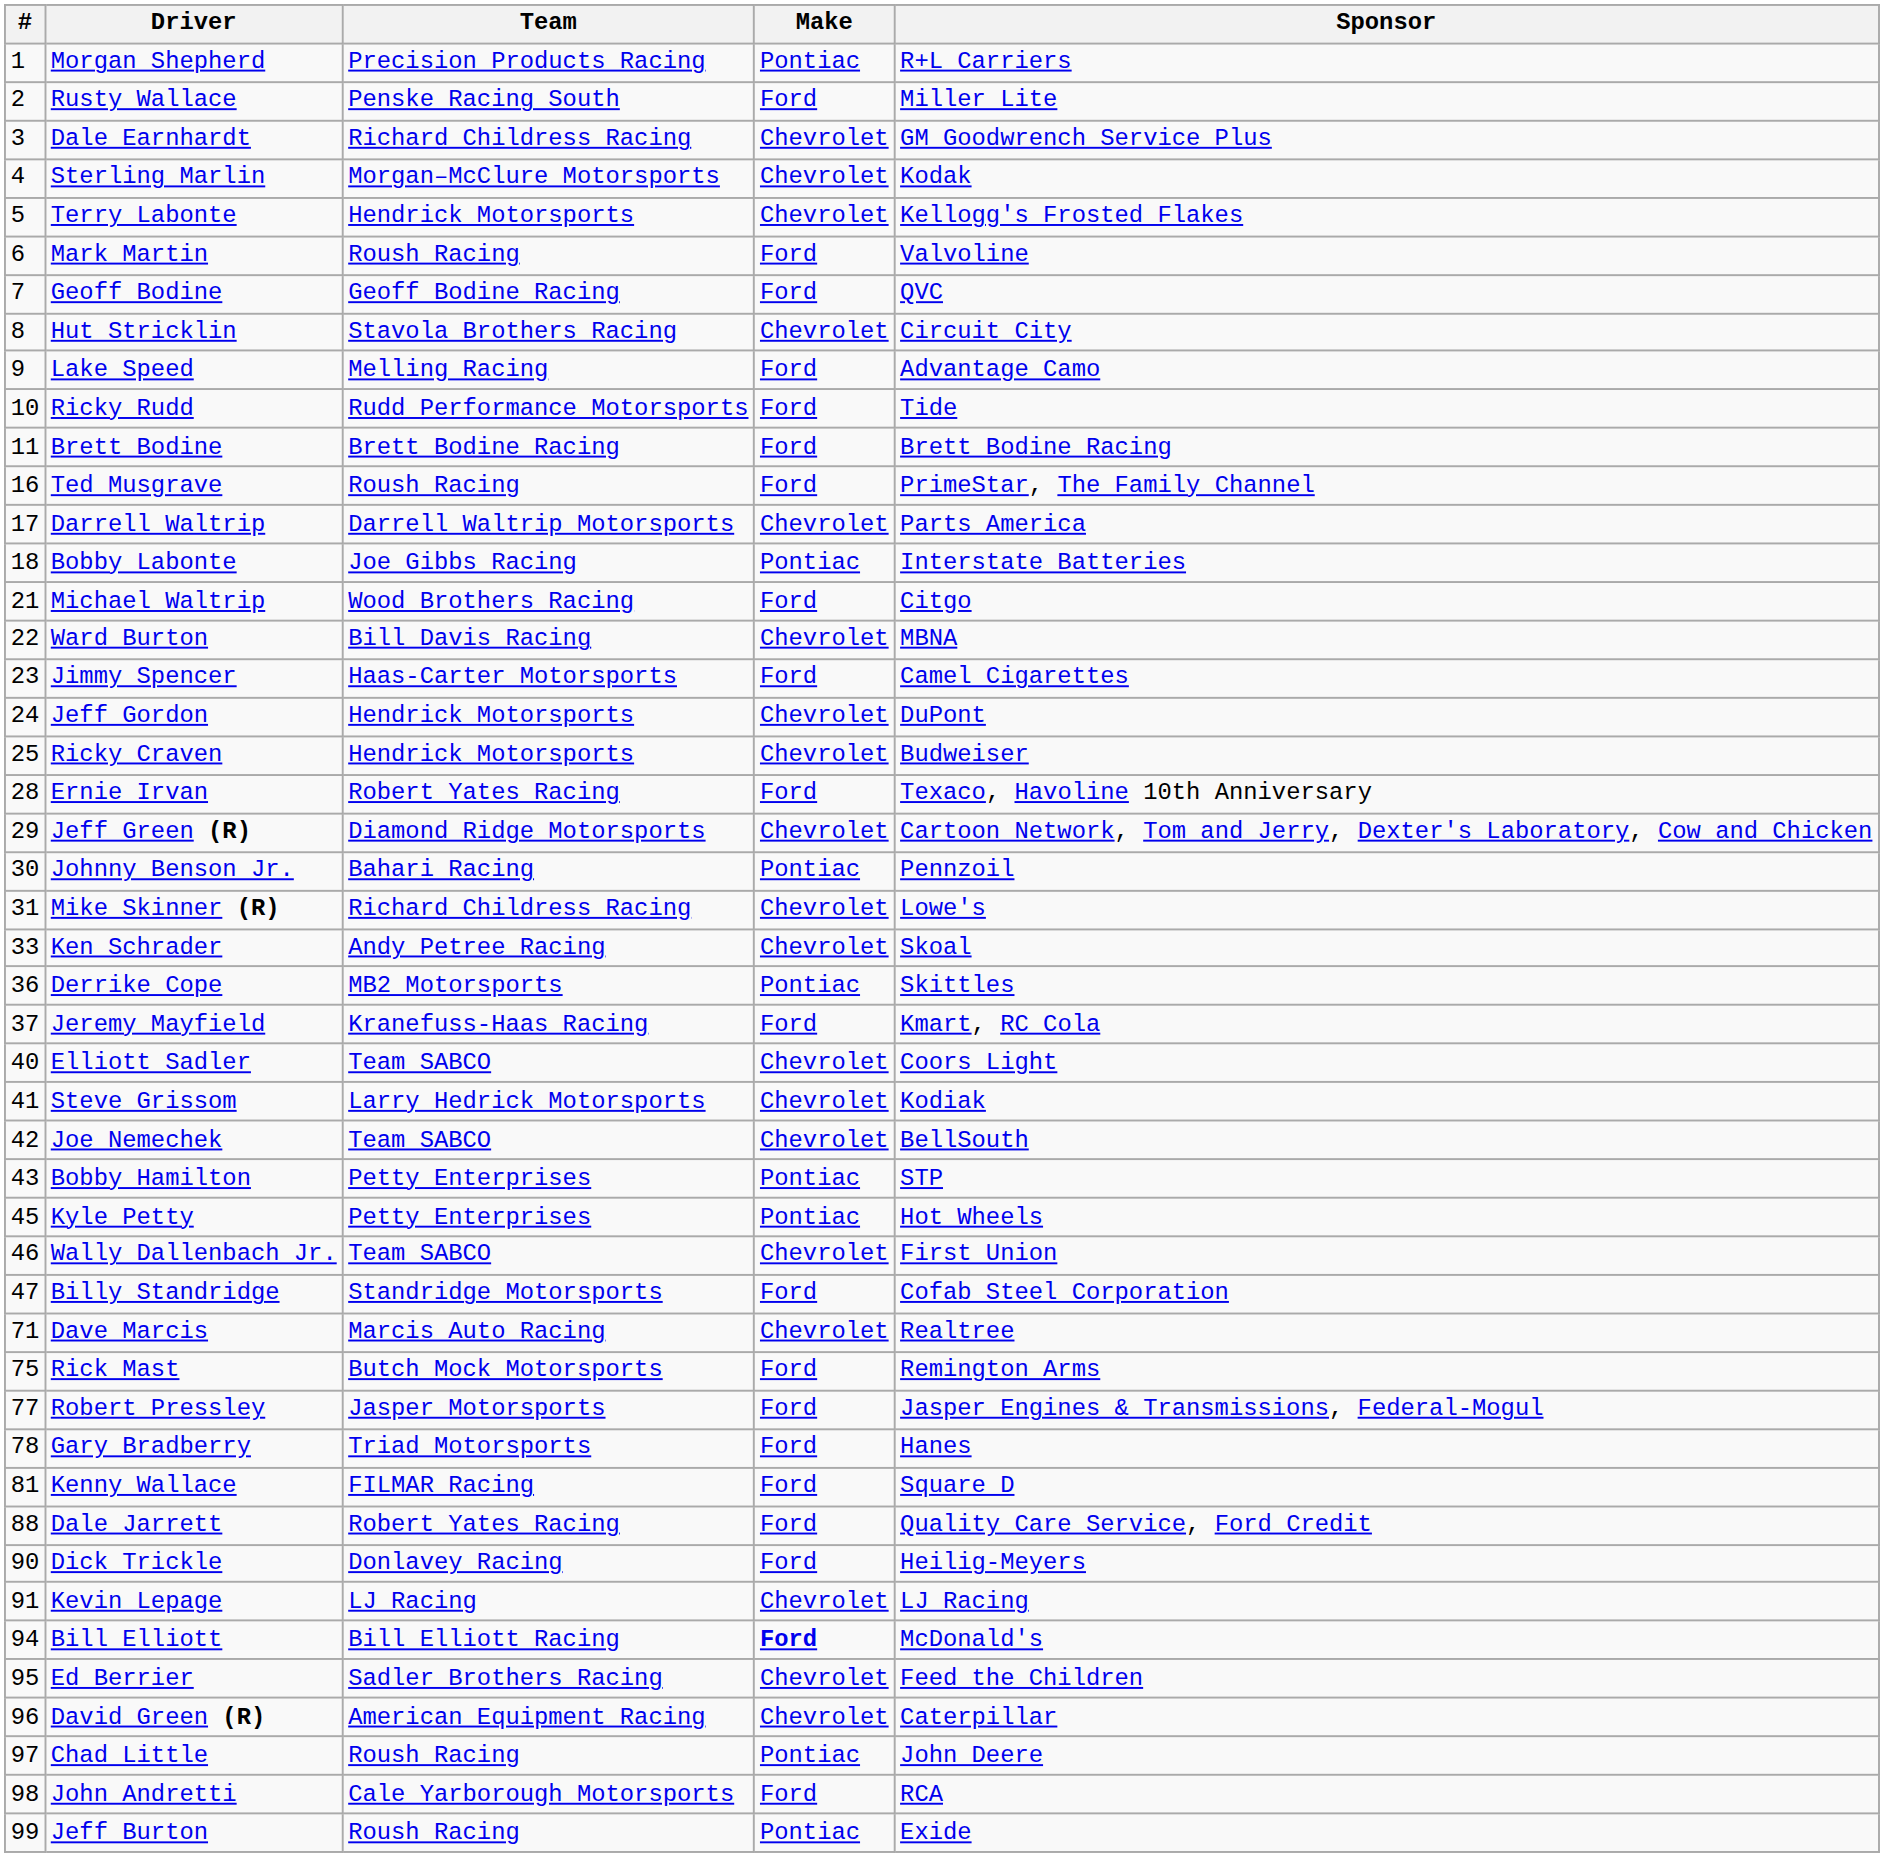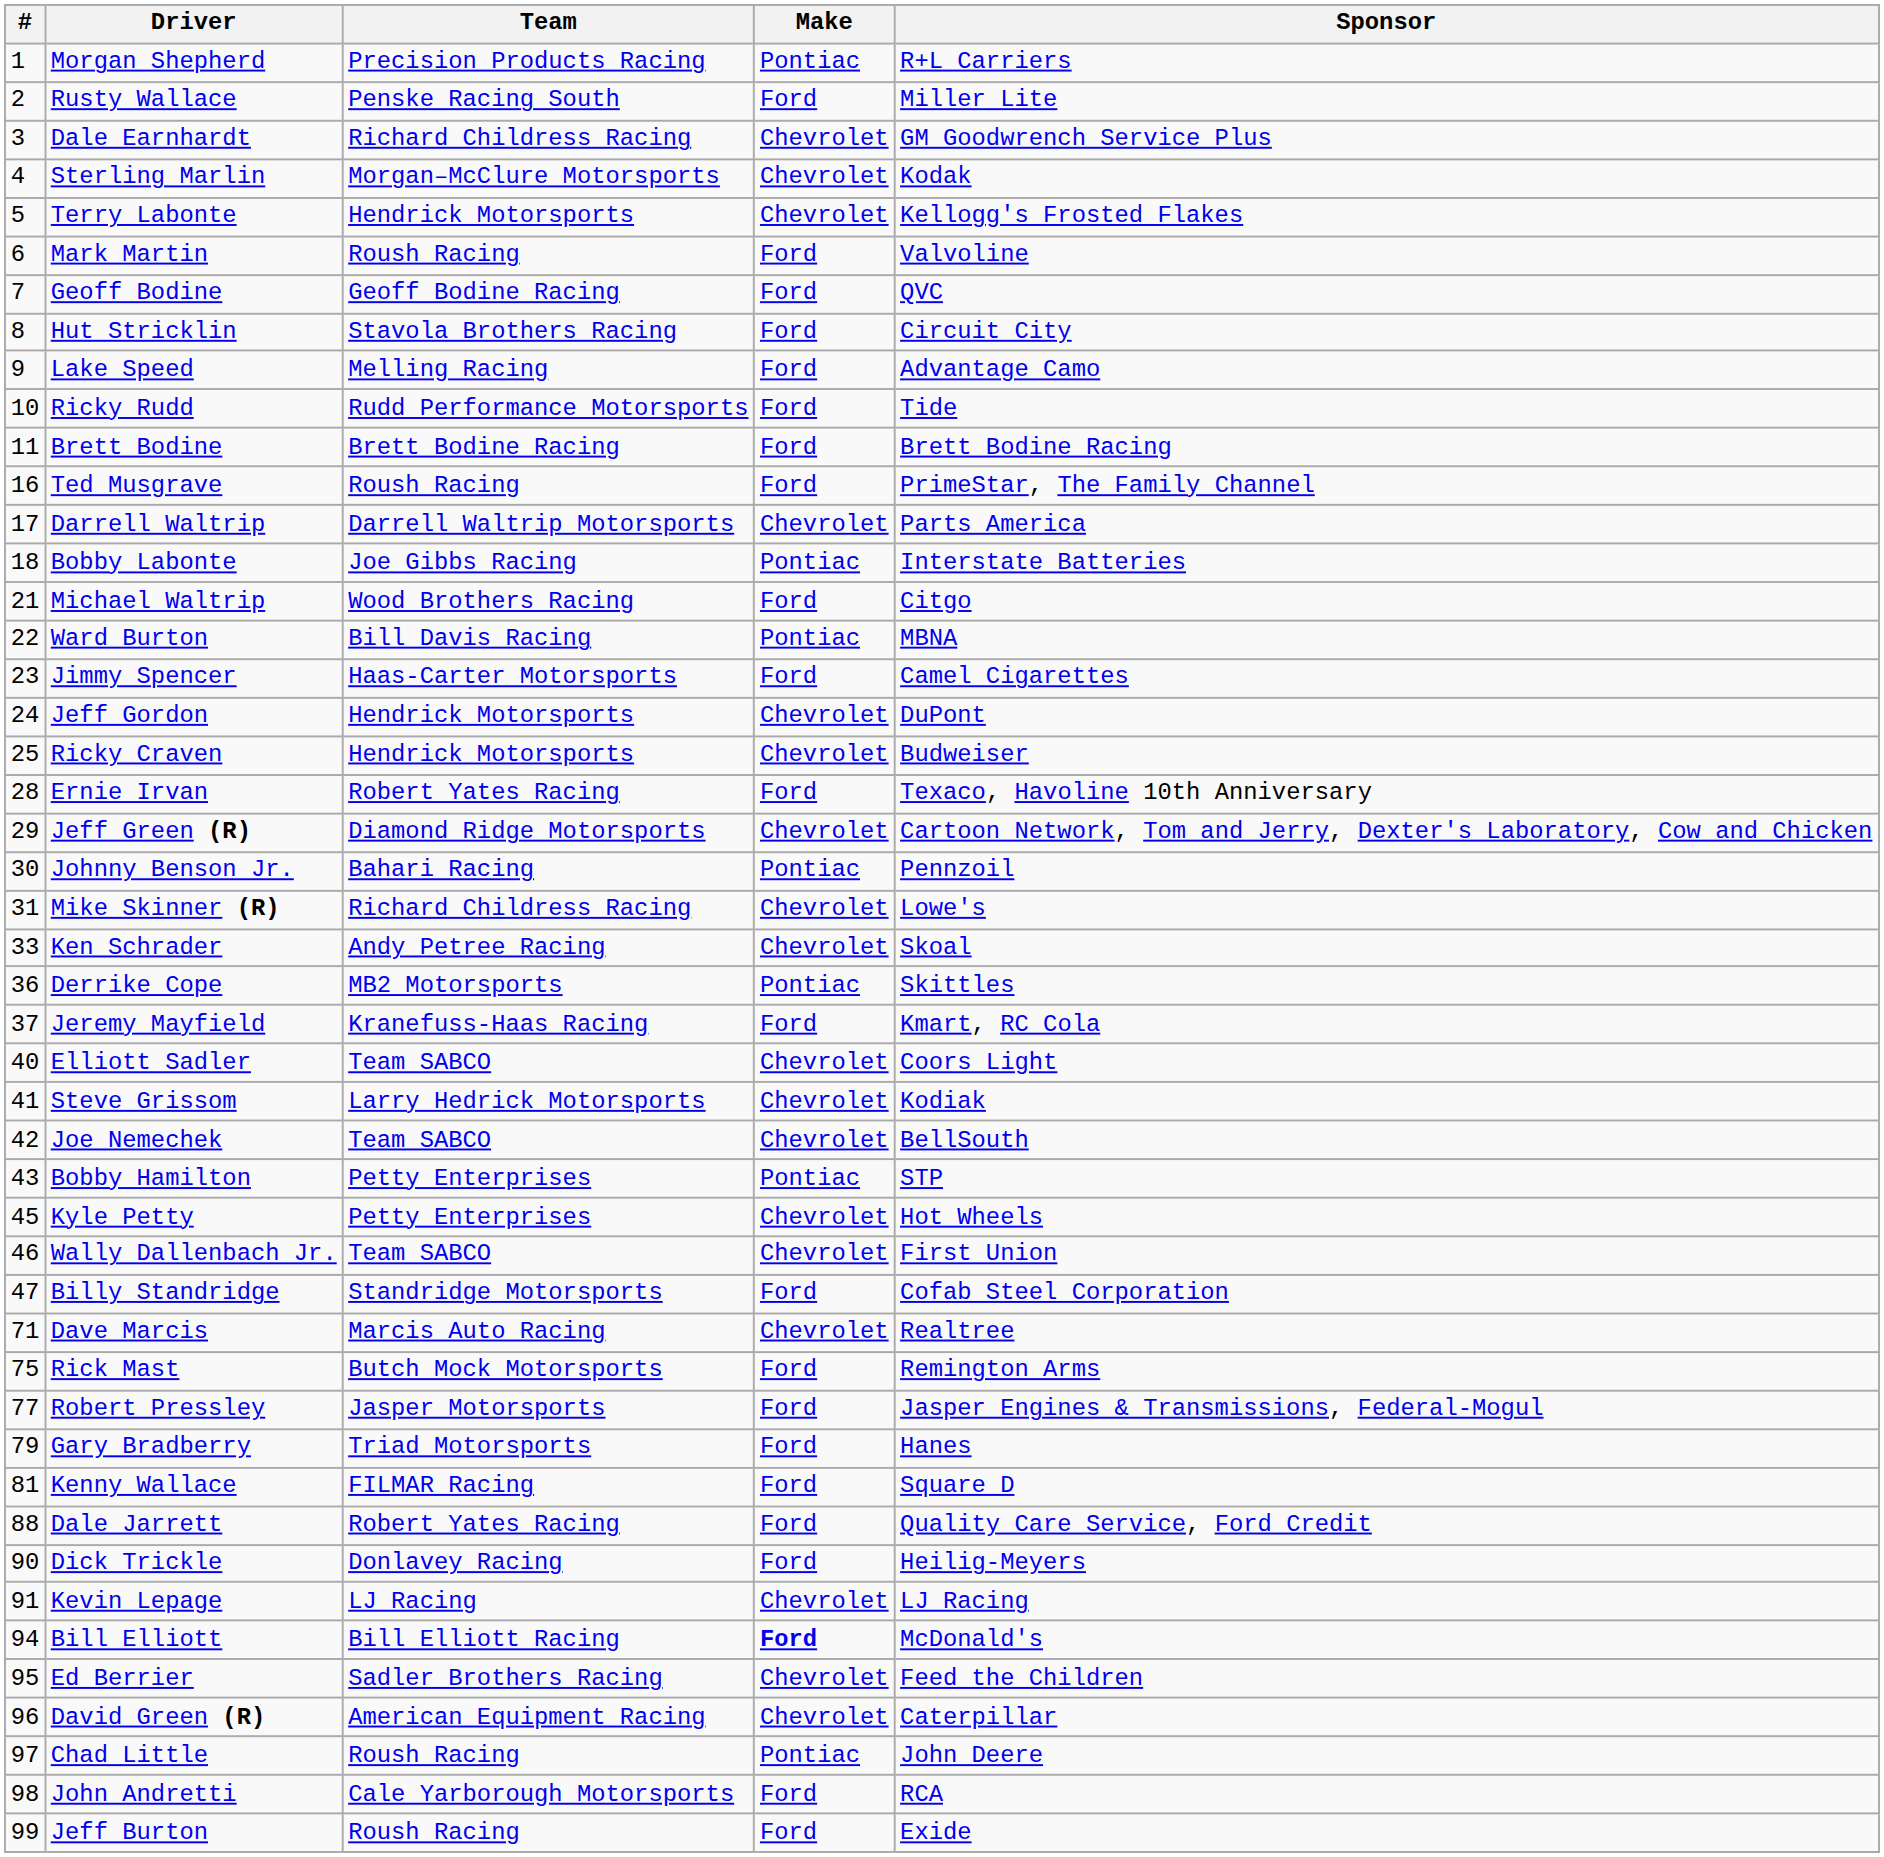(824, 332) Chevrolet -> (789, 332) Ford
(824, 640) Chevrolet -> (810, 640) Pontiac
(810, 1217) Pontiac -> (824, 1217) Chevrolet
(25, 1448) 78 -> (25, 1448) 79
(810, 1833) Pontiac -> (789, 1833) Ford
